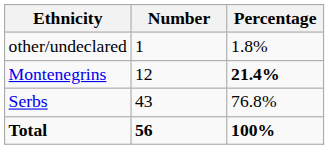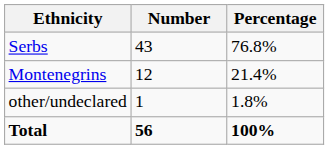rows swapped: (28, 102) <-> (68, 46)
(255, 74) bold -> (254, 74) normal
